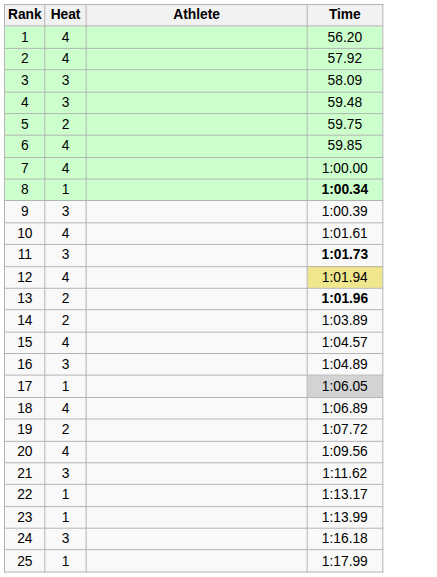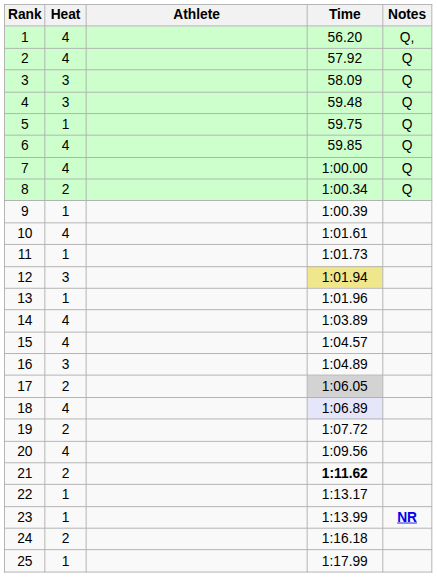+ column: (407, 15)
(66, 124) 2 -> (66, 124) 1
(66, 189) 1 -> (66, 189) 2
(345, 189) bold -> (345, 189) normal
(66, 211) 3 -> (66, 211) 1
(66, 255) 3 -> (66, 255) 1
(345, 255) bold -> (345, 255) normal
(66, 277) 4 -> (66, 277) 3
(66, 299) 2 -> (66, 299) 1
(345, 299) bold -> (345, 299) normal
(66, 320) 2 -> (66, 320) 4
(66, 386) 1 -> (66, 386) 2
(345, 408) no background -> (345, 408) lavender background
(66, 473) 3 -> (66, 473) 2
(345, 473) normal -> (345, 473) bold
(66, 539) 3 -> (66, 539) 2
